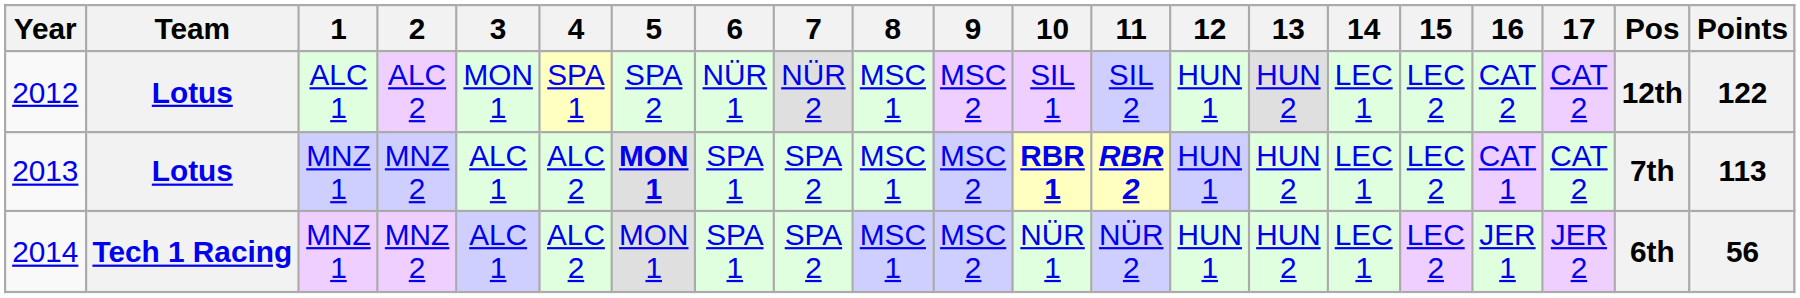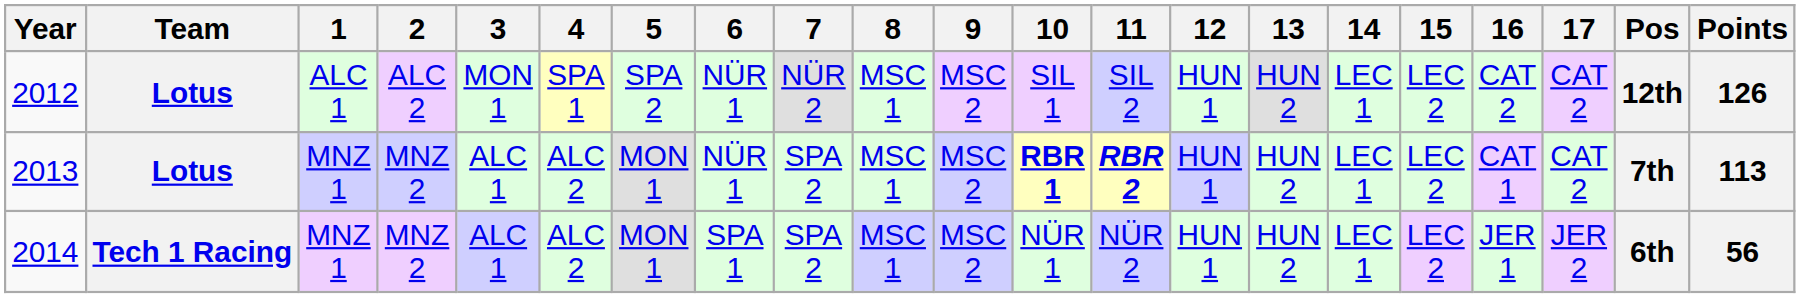(1742, 92) 122 -> (1742, 92) 126
(654, 171) bold -> (654, 171) normal
(735, 171) SPA 1 -> (735, 171) NÜR 1
